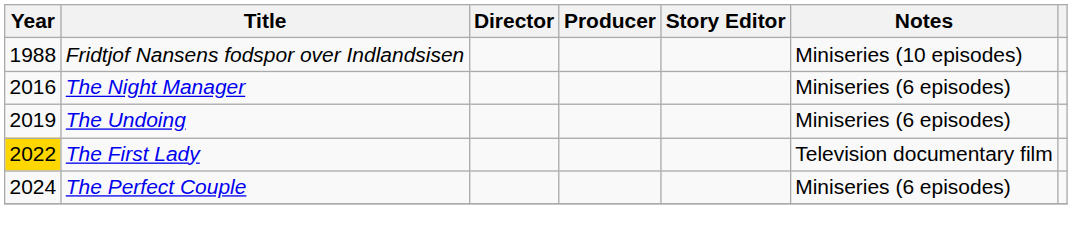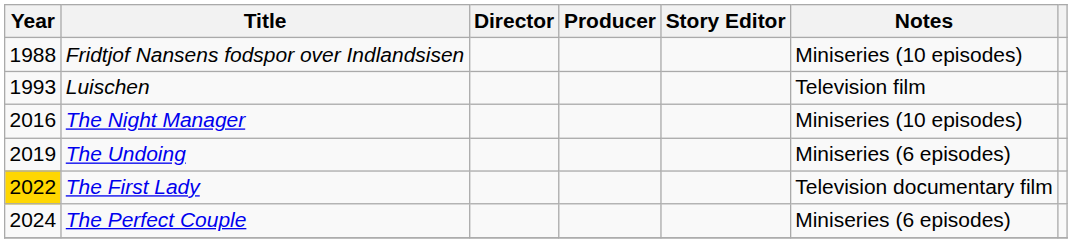+ row: (108, 87)
(903, 87) Miniseries (6 episodes) -> (909, 120) Miniseries (10 episodes)
